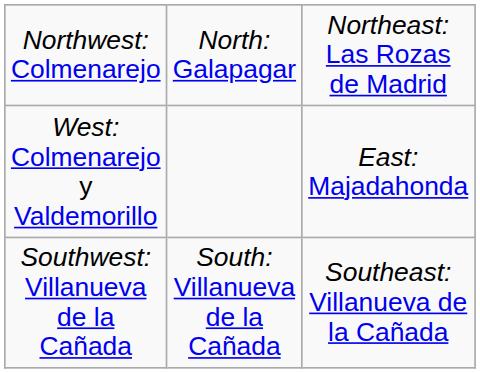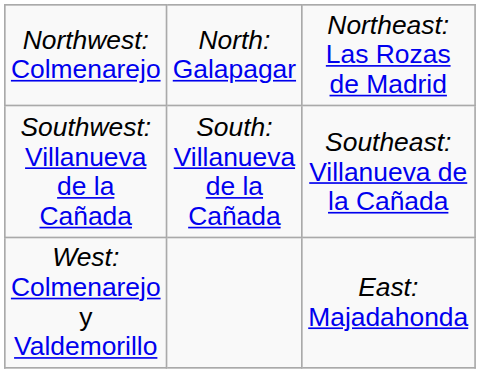rows swapped: (86, 171) <-> (86, 302)
